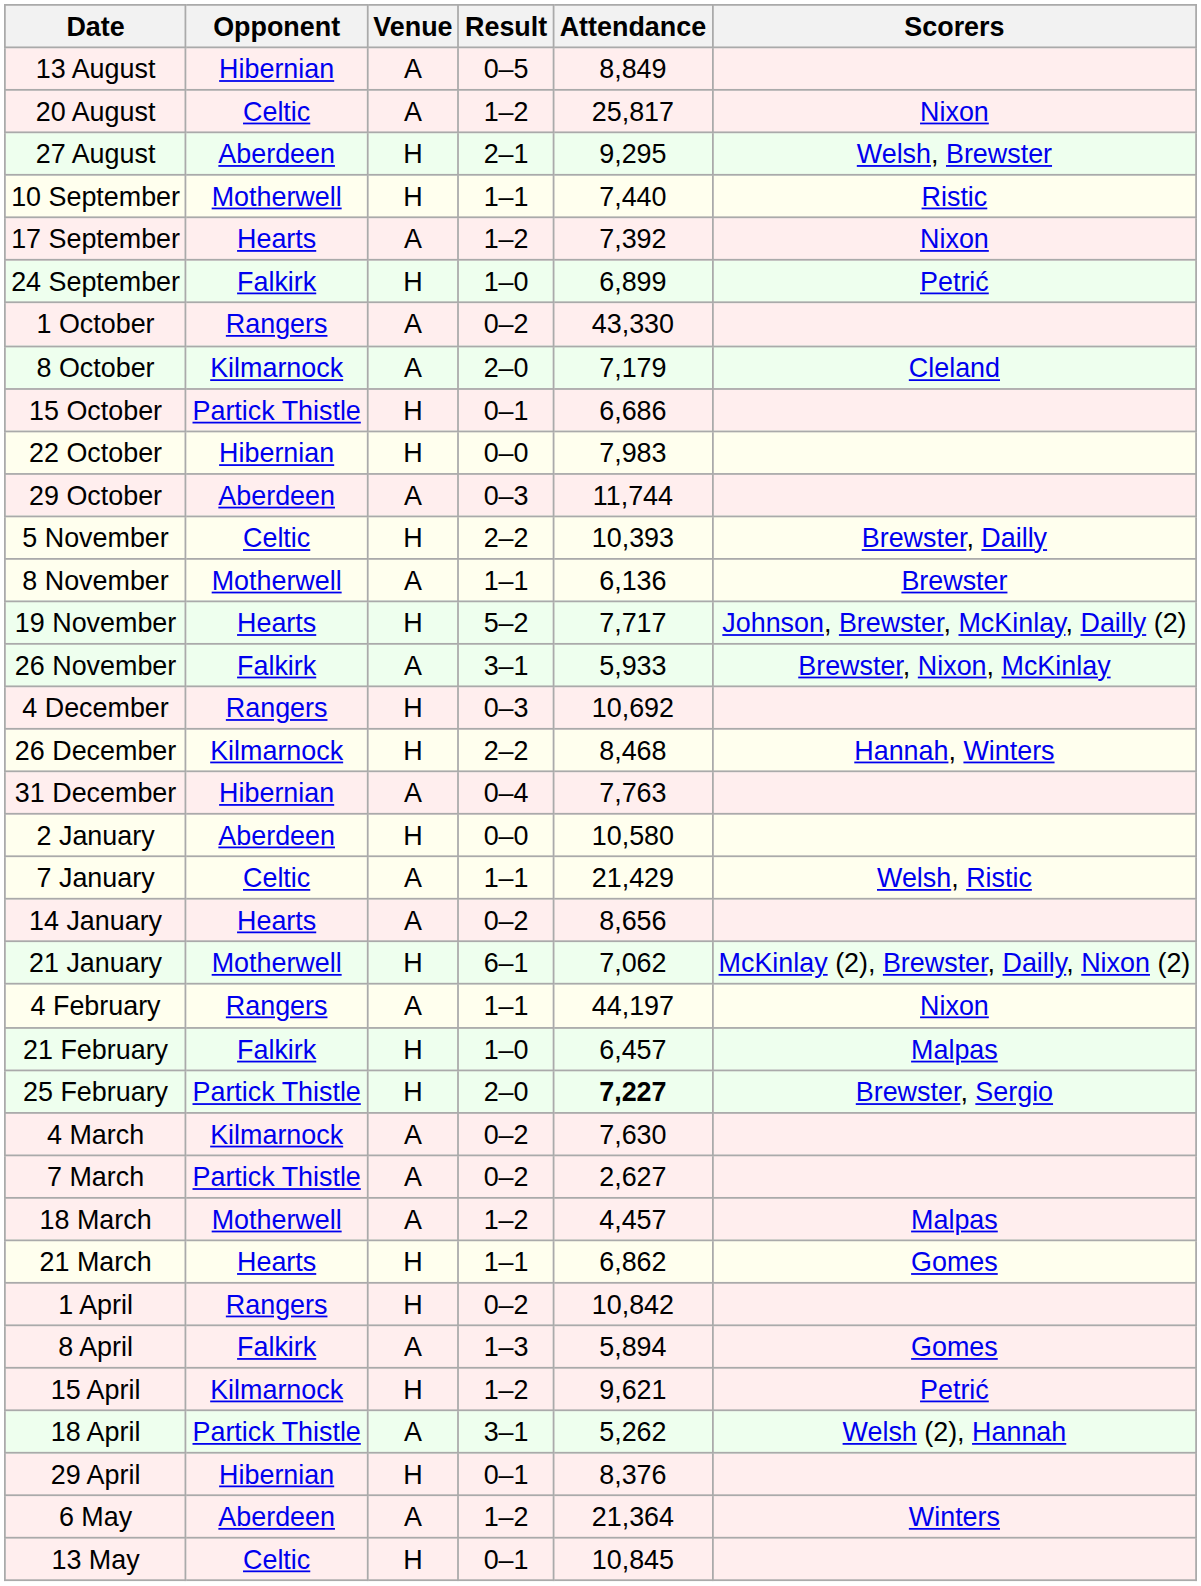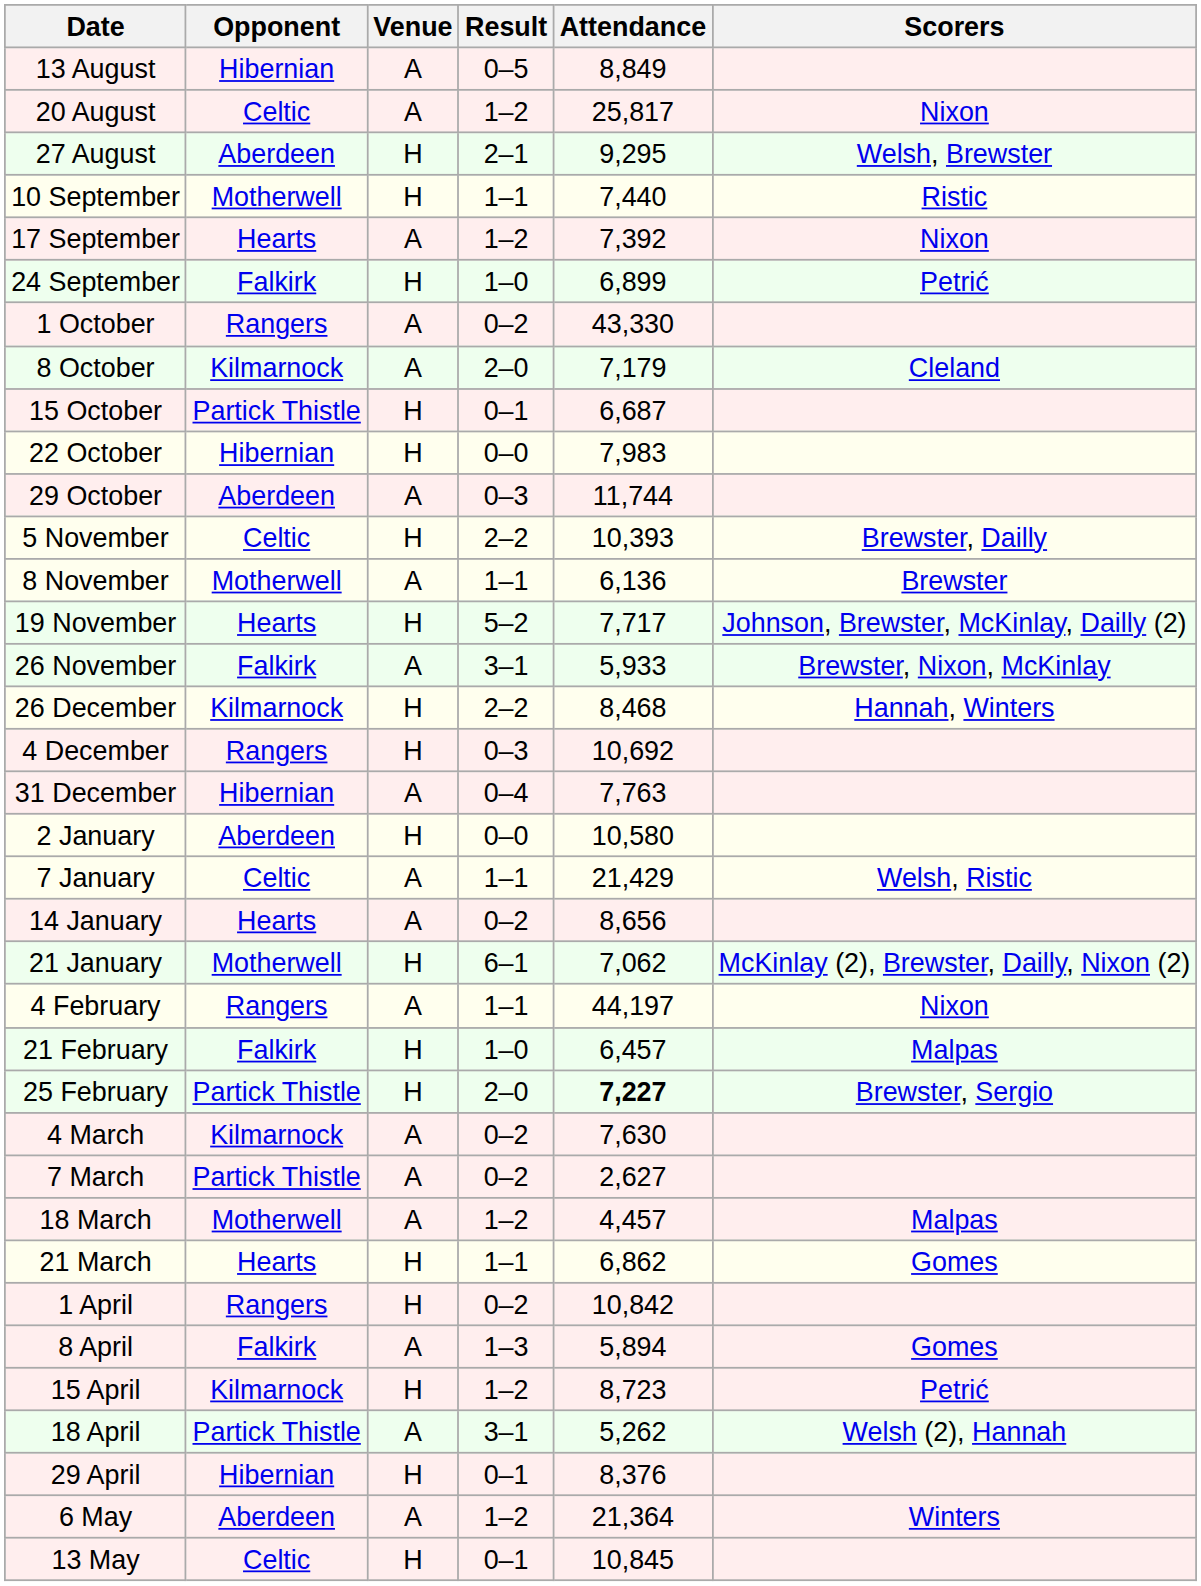(633, 410) 6,686 -> (633, 410) 6,687
rows swapped: (96, 708) <-> (96, 750)
(633, 1389) 9,621 -> (633, 1389) 8,723
